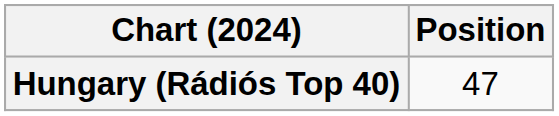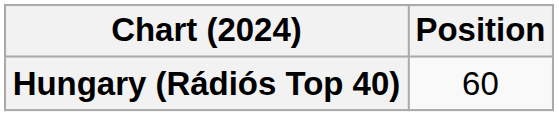(480, 82) 47 -> (480, 82) 60
